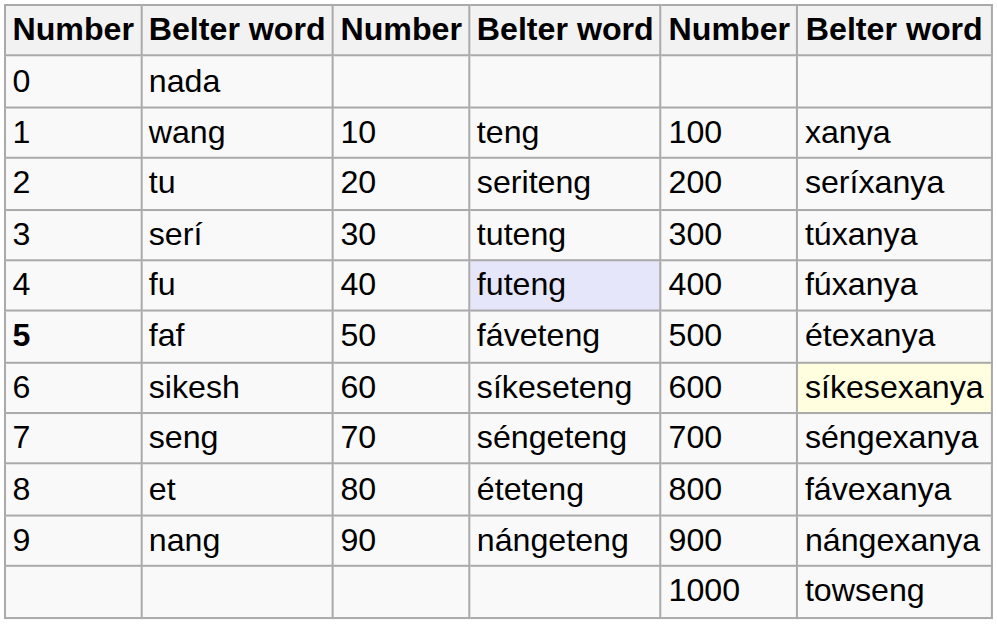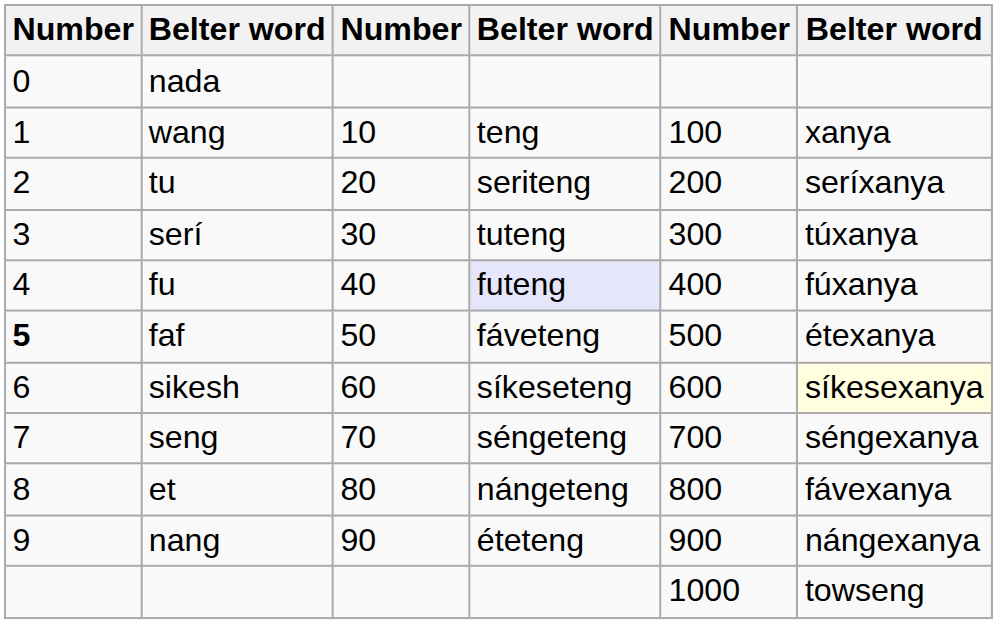(530, 489) éteteng -> (553, 489) nángeteng
(553, 540) nángeteng -> (530, 540) éteteng
